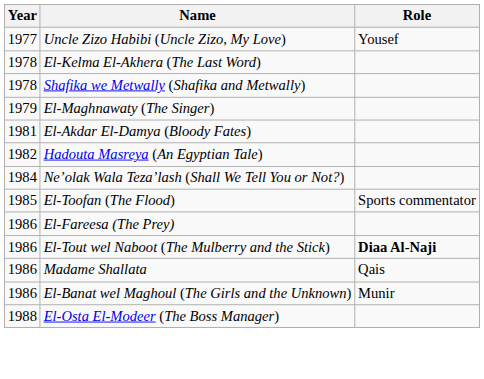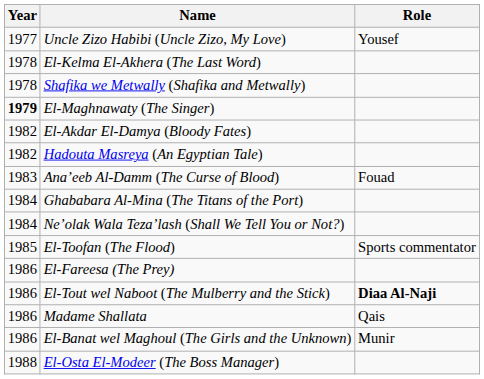(22, 108) normal -> (22, 108) bold
(22, 131) 1981 -> (22, 131) 1982
+ row: (161, 177)
+ row: (173, 200)
